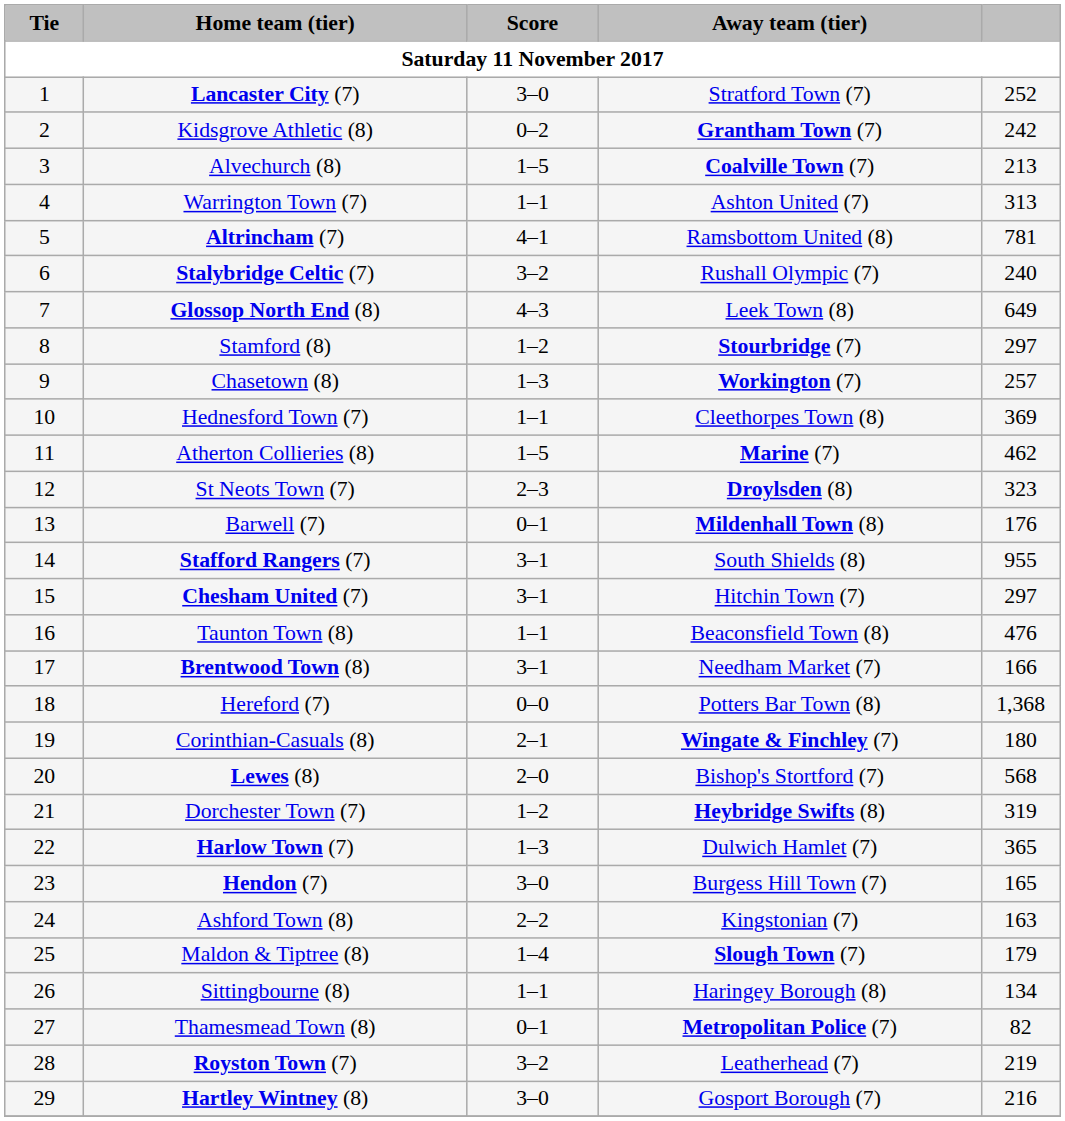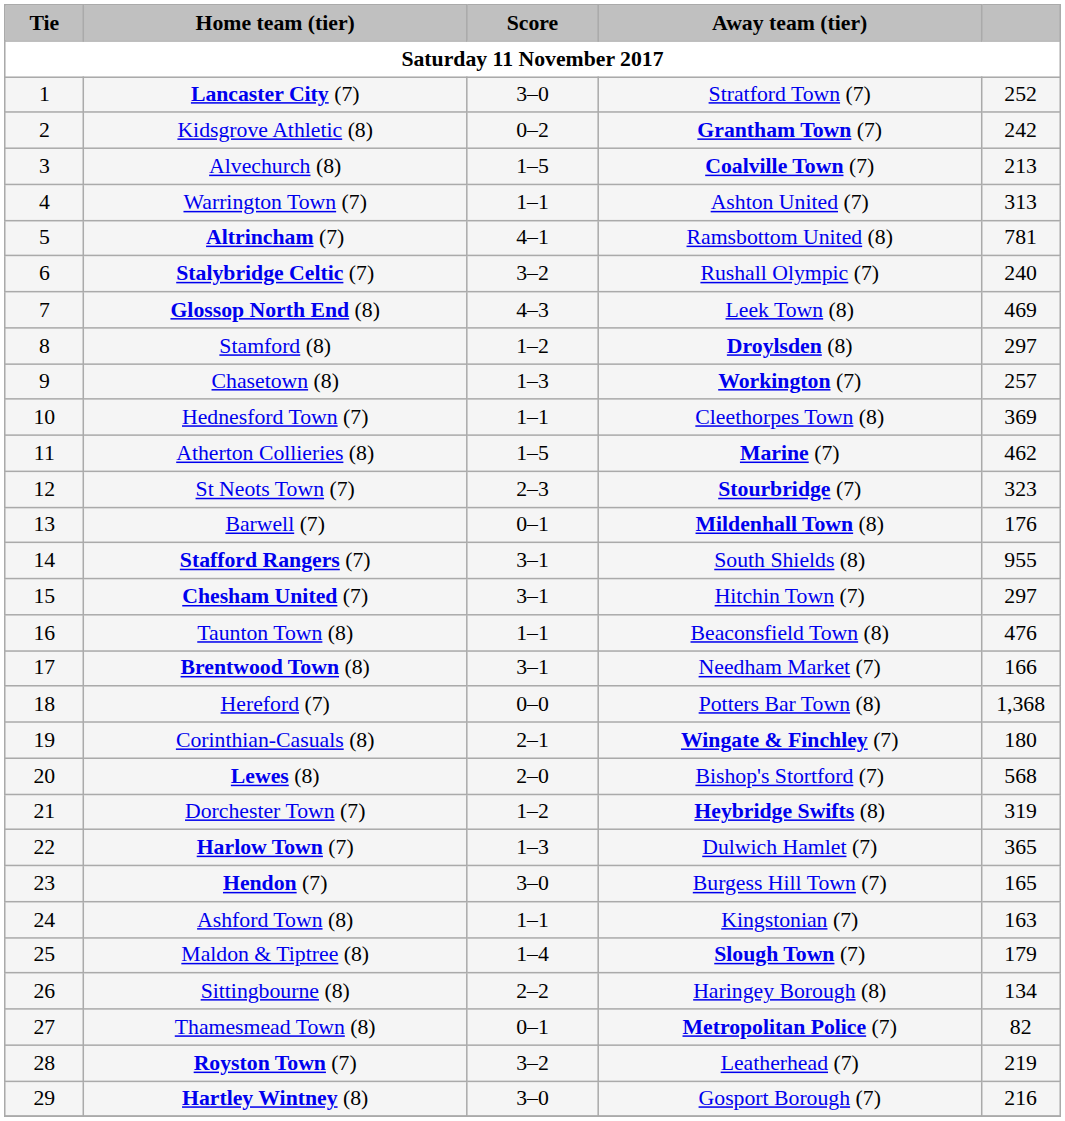(1021, 309) 649 -> (1021, 309) 469
(790, 345) Stourbridge (7) -> (790, 345) Droylsden (8)
(790, 489) Droylsden (8) -> (790, 489) Stourbridge (7)
(532, 919) 2–2 -> (532, 919) 1–1
(532, 991) 1–1 -> (532, 991) 2–2
